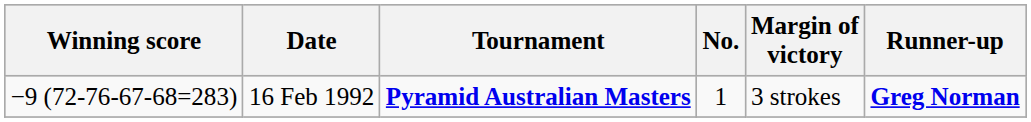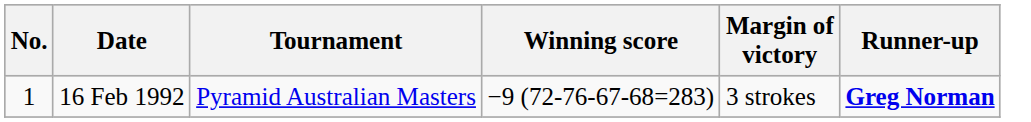columns swapped: (721, 40) <-> (124, 40)
(538, 96) bold -> (336, 96) normal
